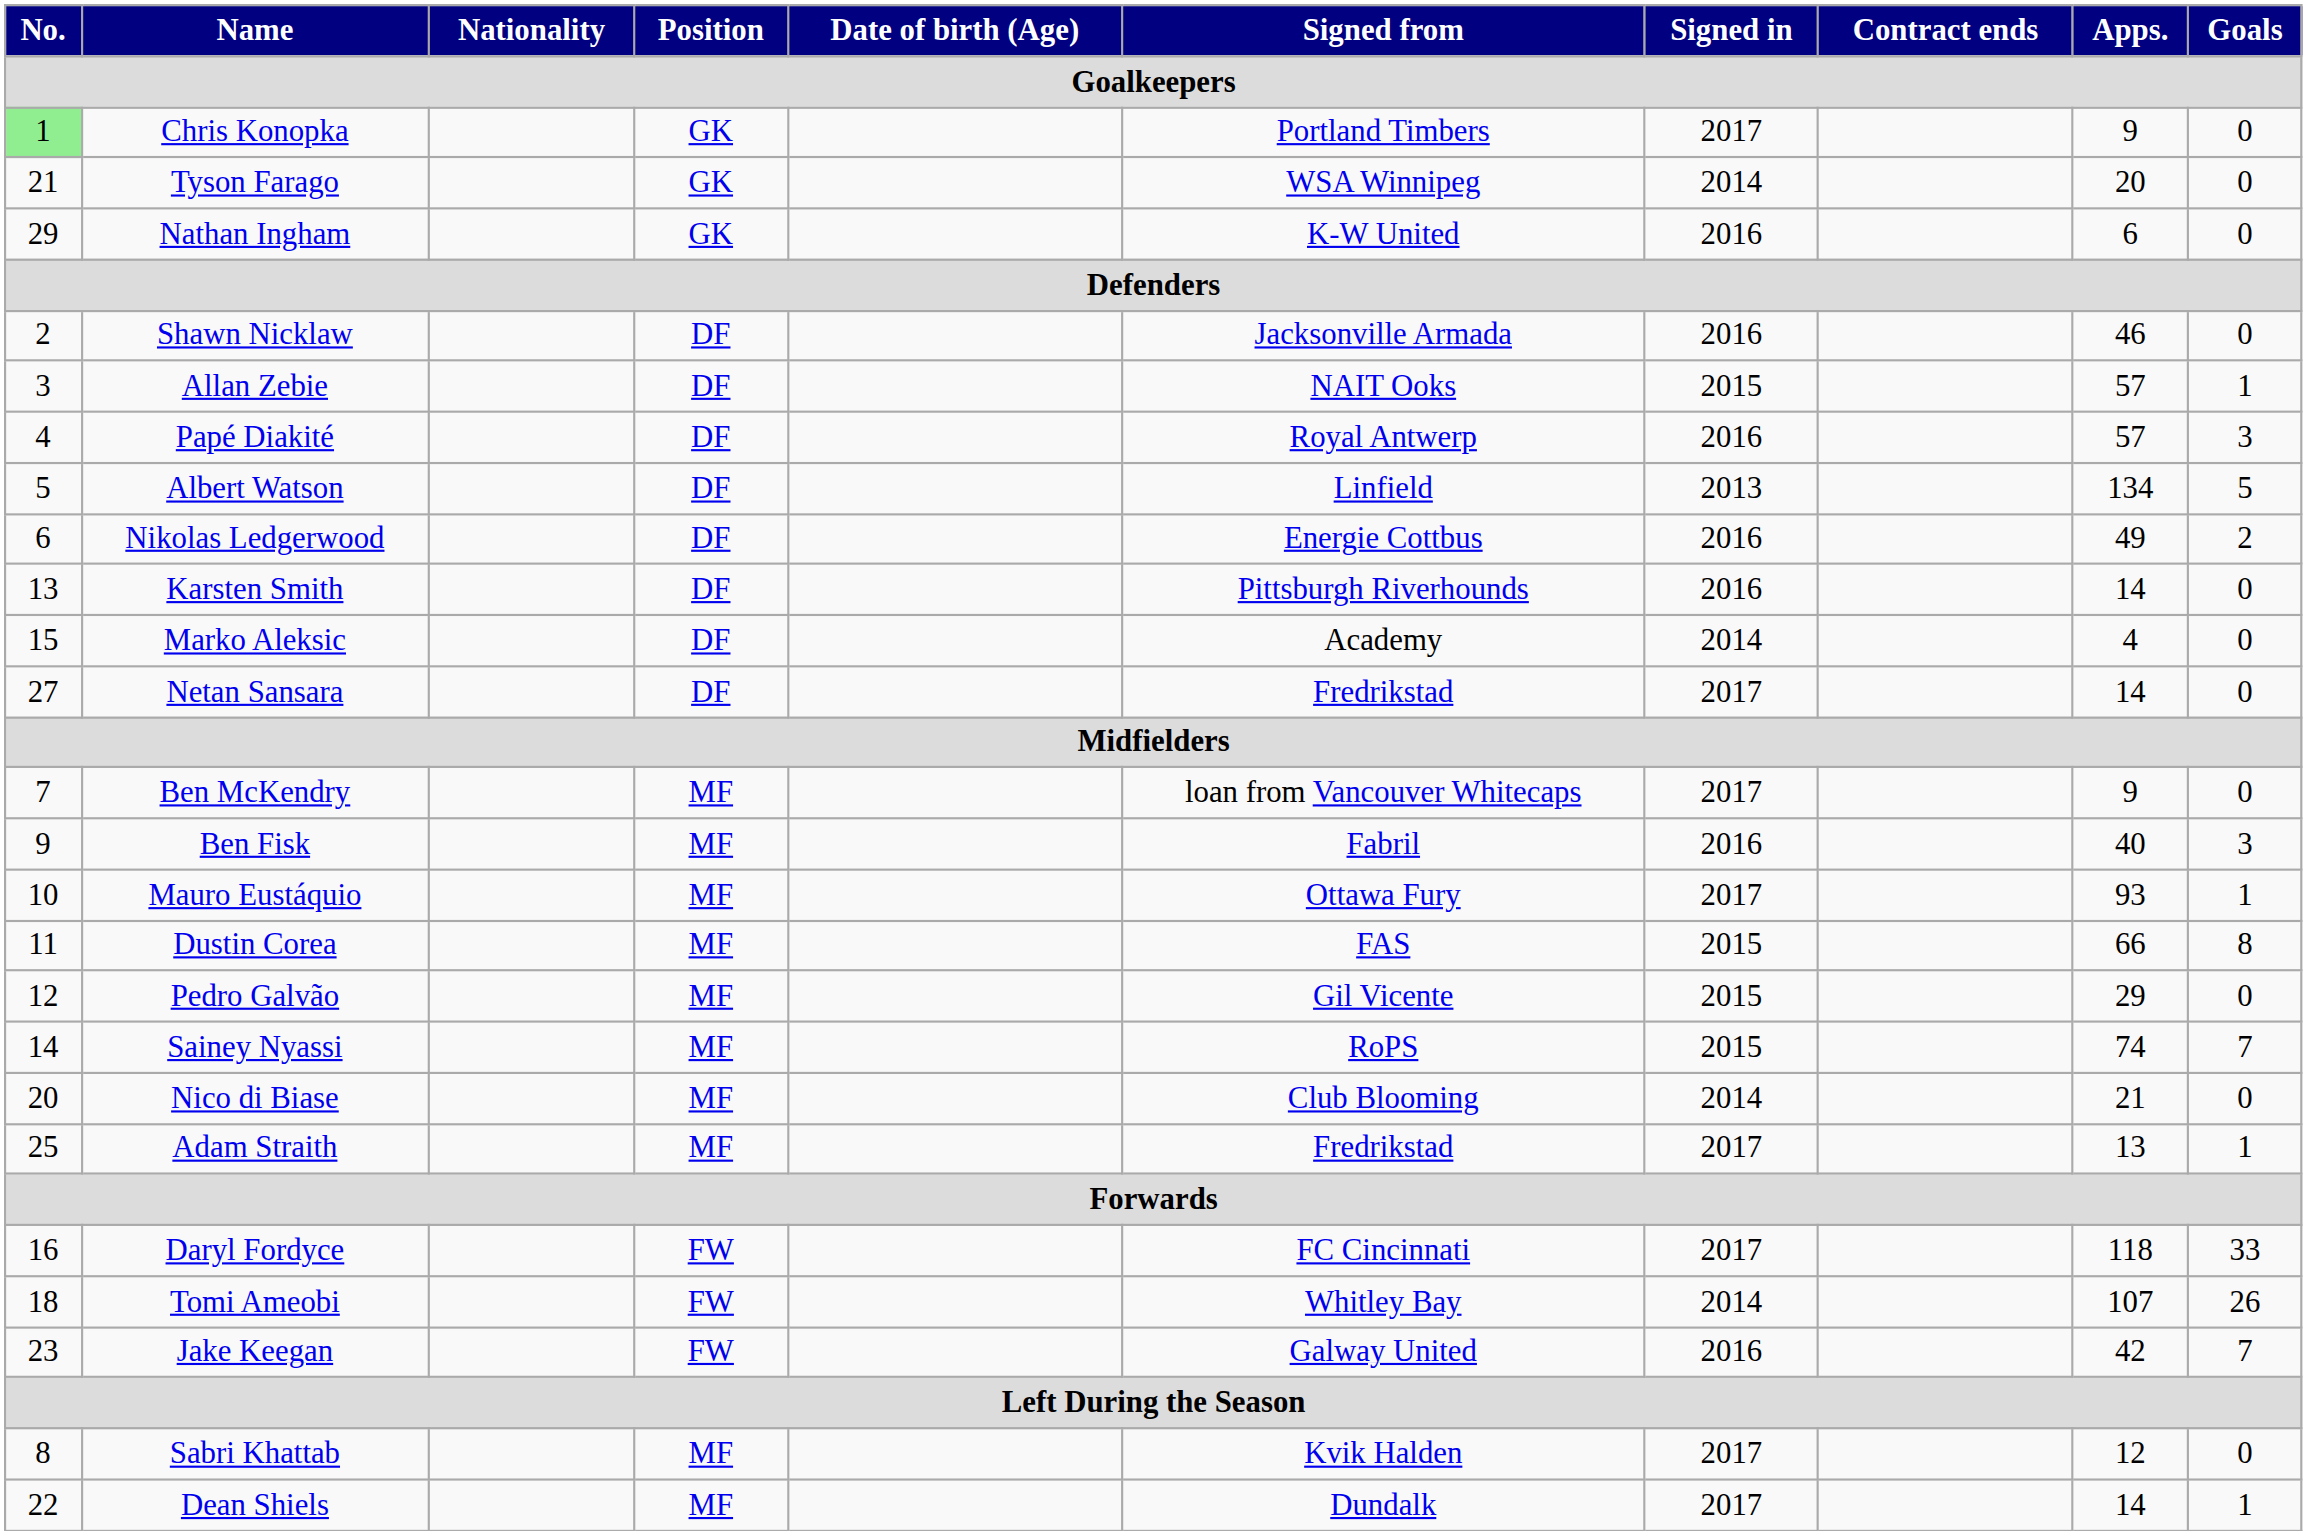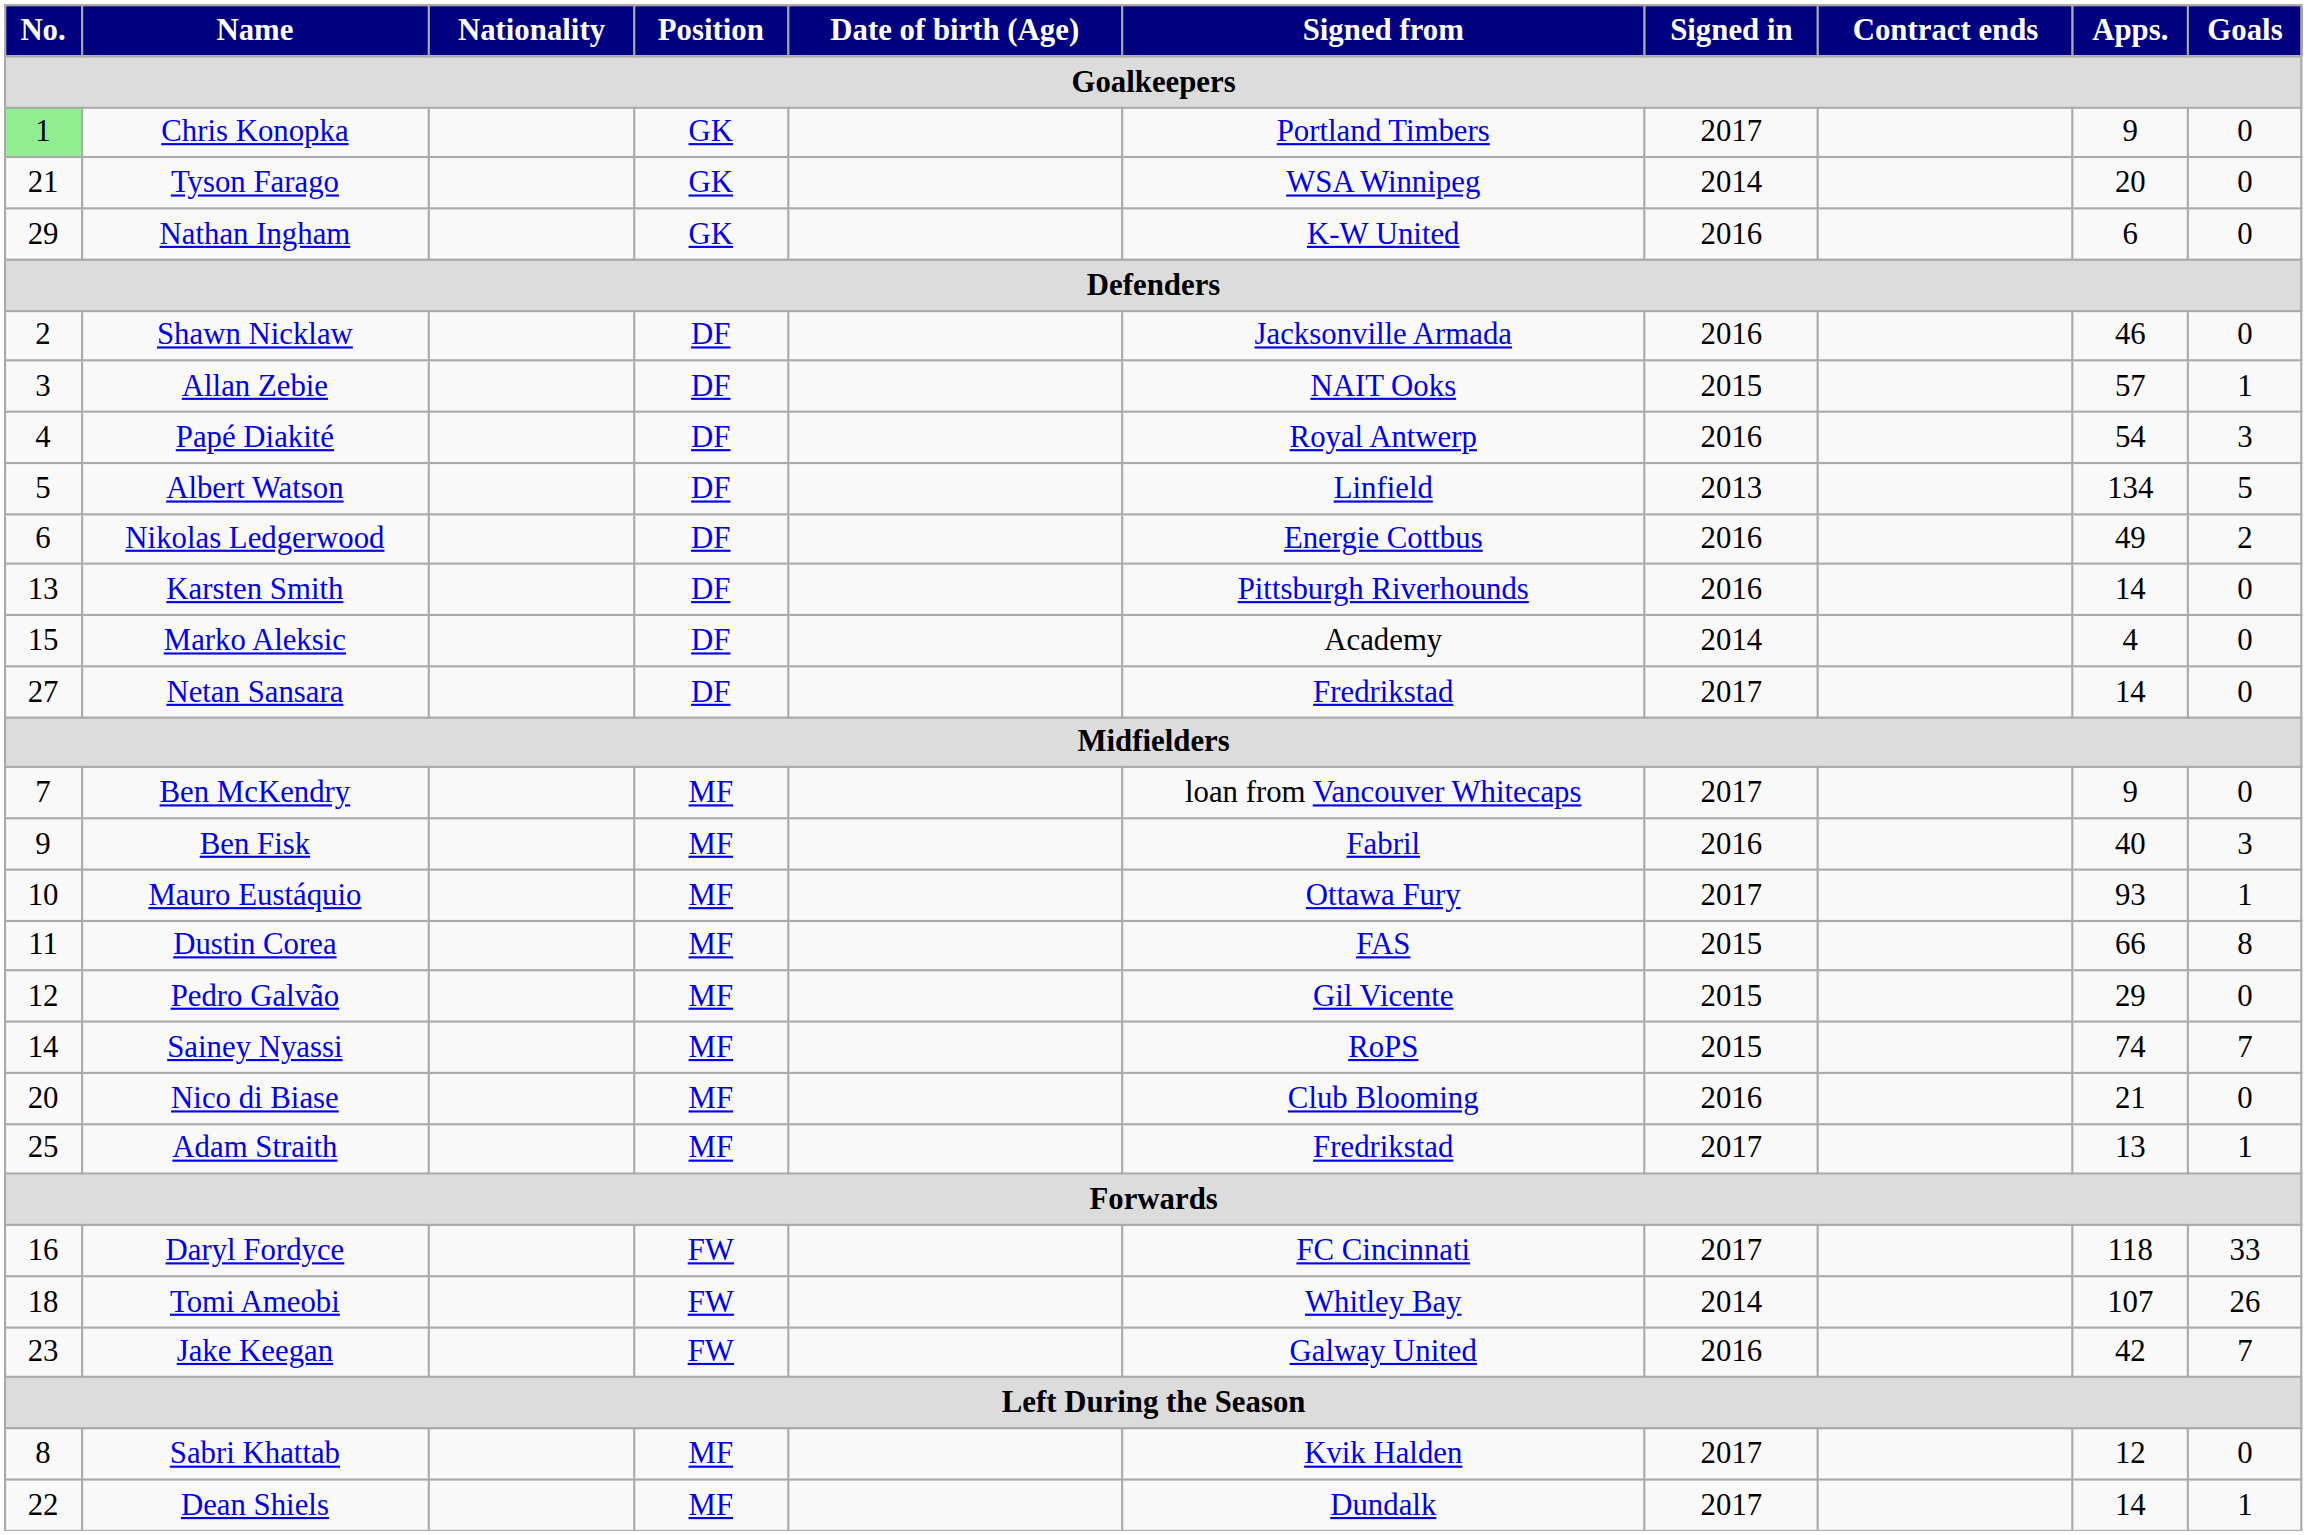(2130, 436) 57 -> (2130, 436) 54
(1731, 1097) 2014 -> (1731, 1097) 2016
